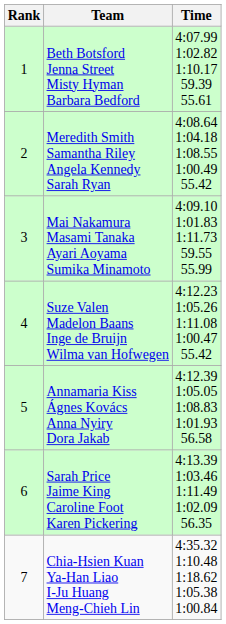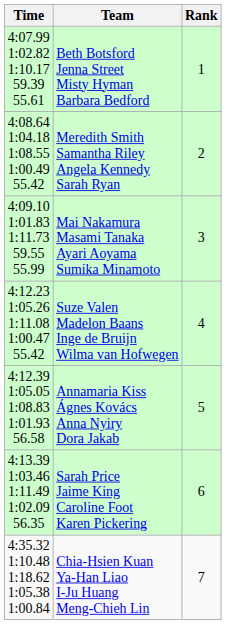columns swapped: (24, 15) <-> (196, 15)
